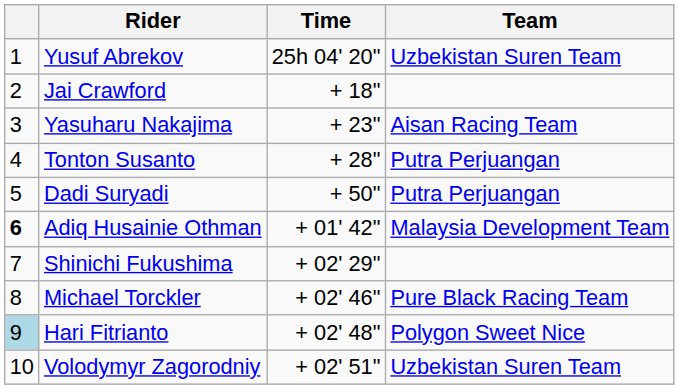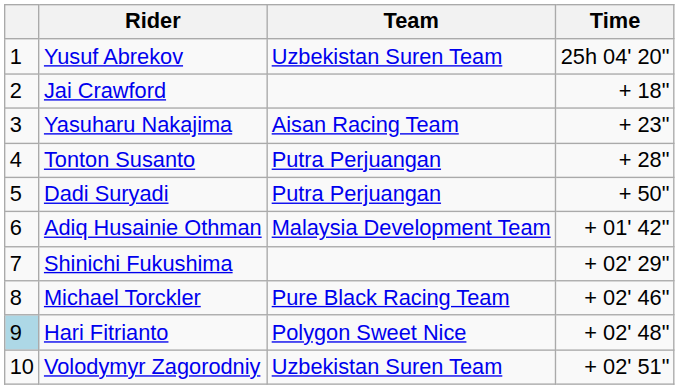columns swapped: (530, 21) <-> (326, 21)
(16, 228) bold -> (16, 228) normal
